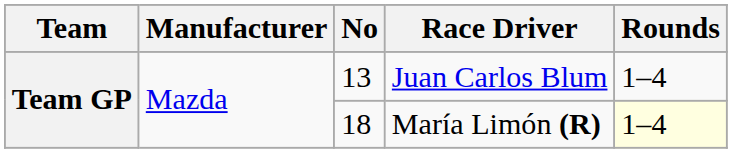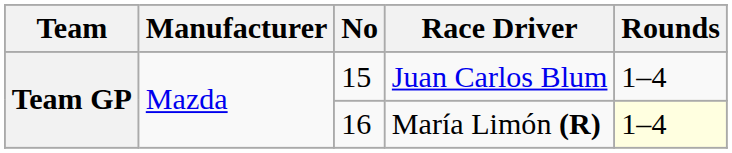(356, 76) 13 -> (356, 76) 15
(356, 123) 18 -> (356, 123) 16
